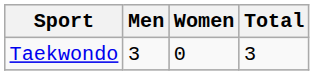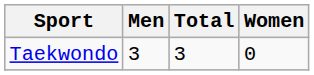columns swapped: (204, 21) <-> (274, 21)
